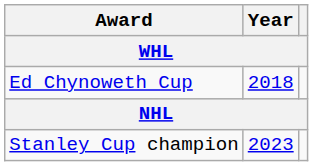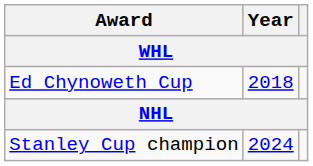(271, 145) 2023 -> (271, 145) 2024
